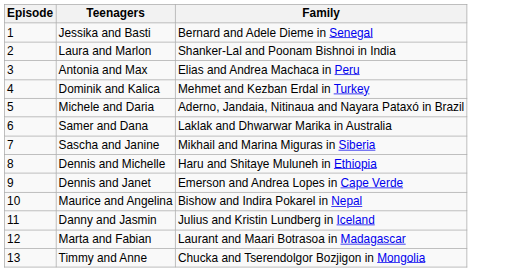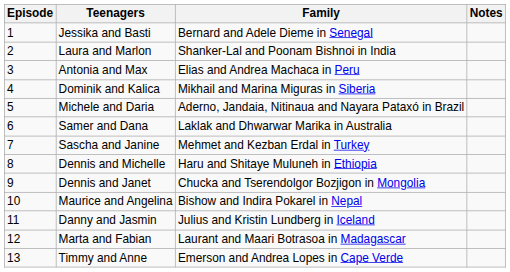+ column: (486, 13)
(274, 88) Mehmet and Kezban Erdal in Turkey -> (277, 88) Mikhail and Marina Miguras in Siberia
(277, 145) Mikhail and Marina Miguras in Siberia -> (274, 145) Mehmet and Kezban Erdal in Turkey
(291, 182) Emerson and Andrea Lopes in Cape Verde -> (302, 182) Chucka and Tserendolgor Bozjigon in Mongolia
(302, 257) Chucka and Tserendolgor Bozjigon in Mongolia -> (291, 257) Emerson and Andrea Lopes in Cape Verde
